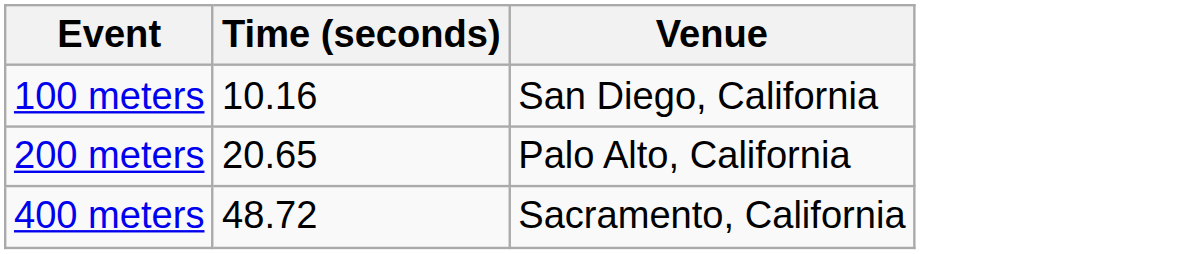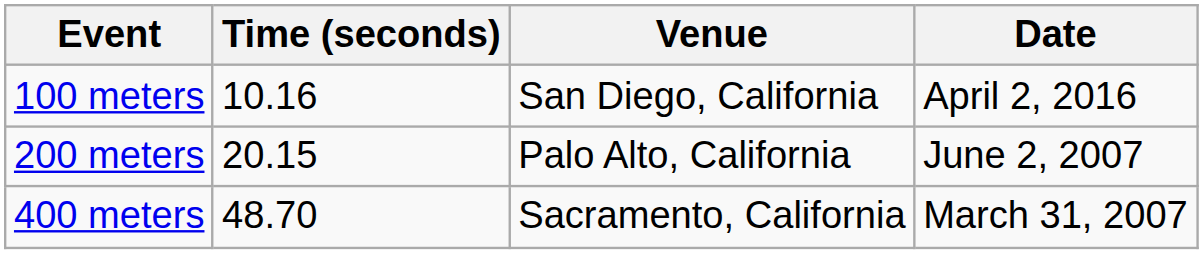+ column: (1055, 34)
(270, 155) 20.65 -> (270, 155) 20.15
(270, 215) 48.72 -> (270, 215) 48.70
